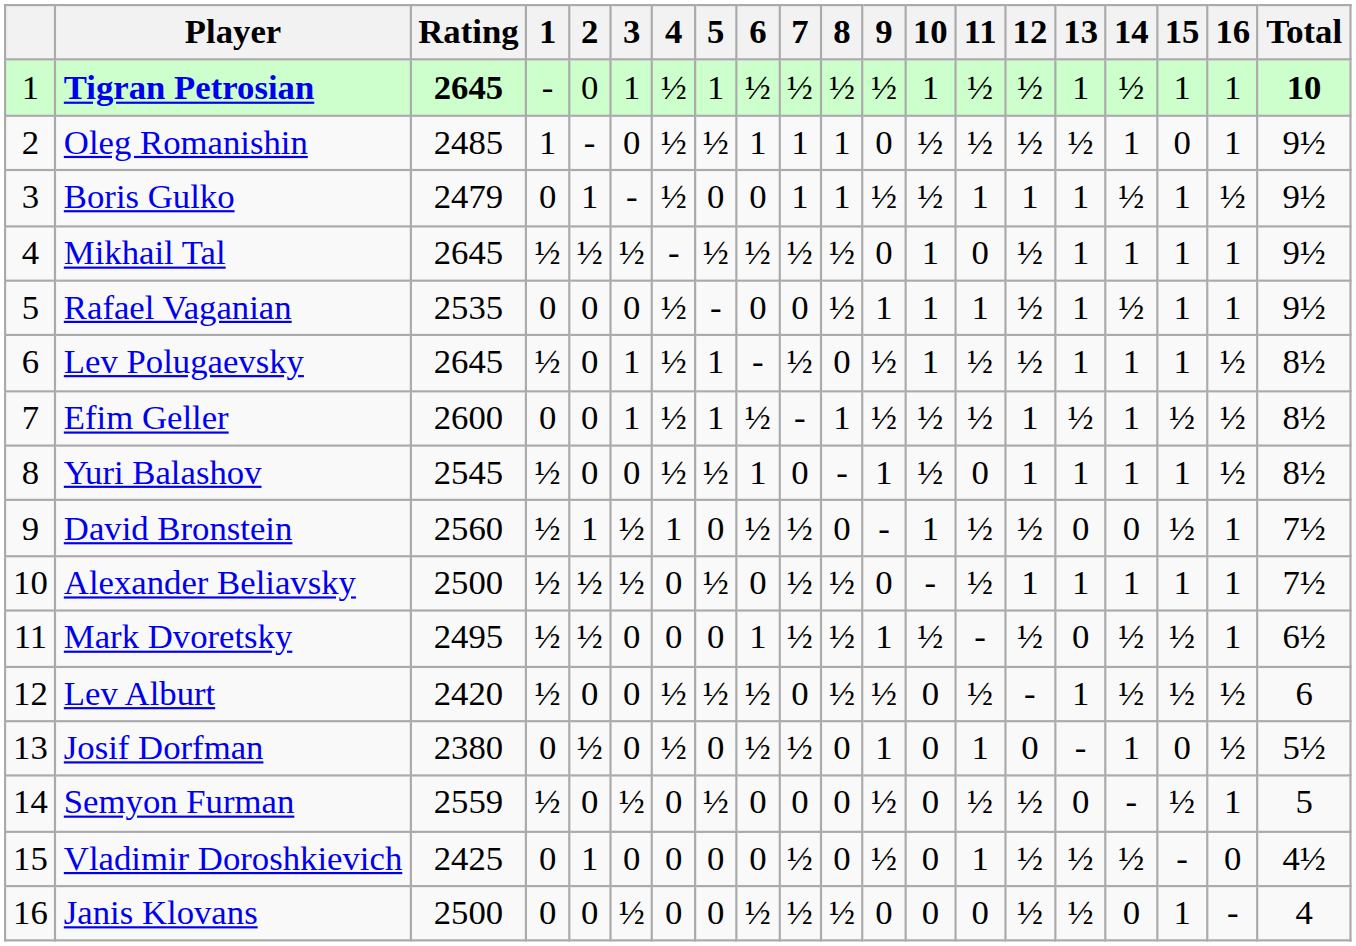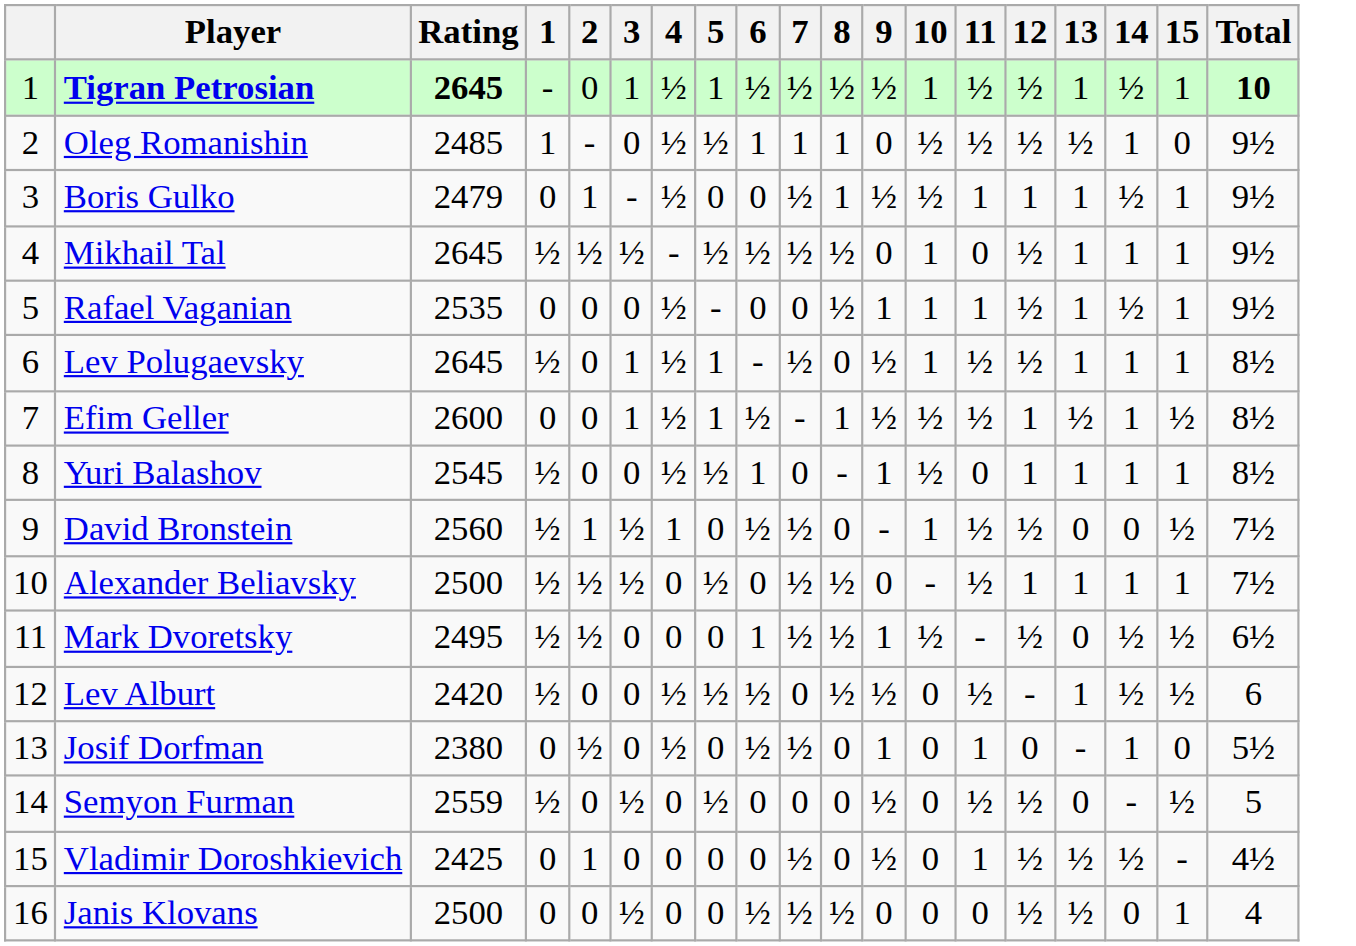- column: (1233, 32)
(800, 197) 1 -> (800, 197) ½
